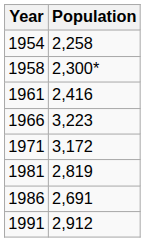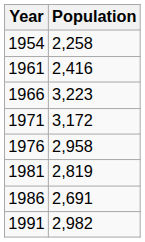- row: (26, 69)
+ row: (26, 146)
(73, 224) 2,912 -> (73, 224) 2,982
